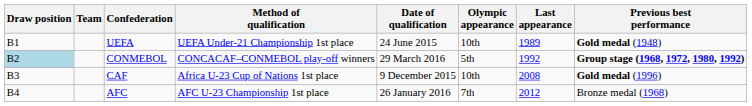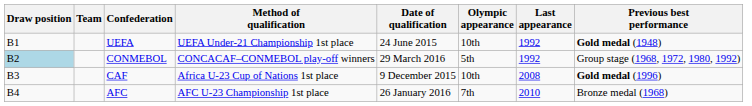(529, 42) 1989 -> (529, 42) 1992
(661, 59) bold -> (659, 59) normal
(529, 93) 2012 -> (529, 93) 2010
